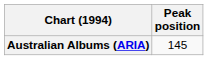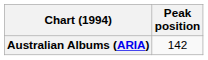(177, 45) 145 -> (177, 45) 142
